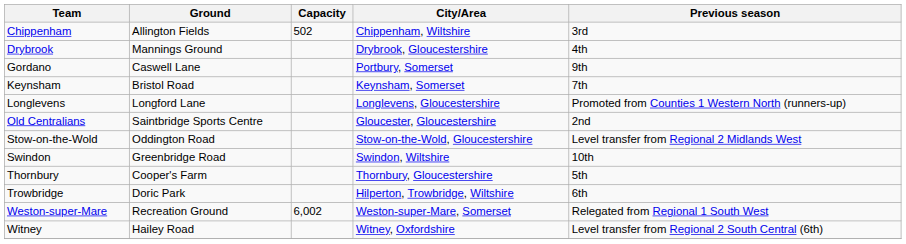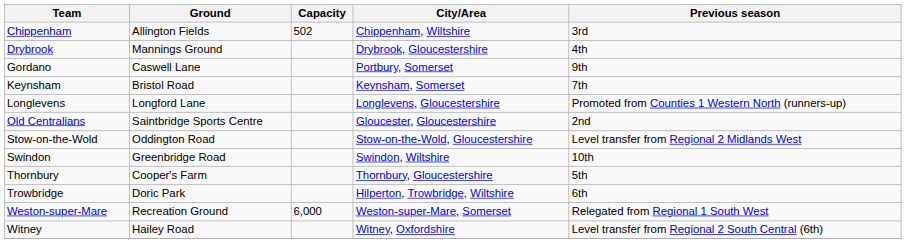(308, 211) 6,002 -> (308, 211) 6,000
